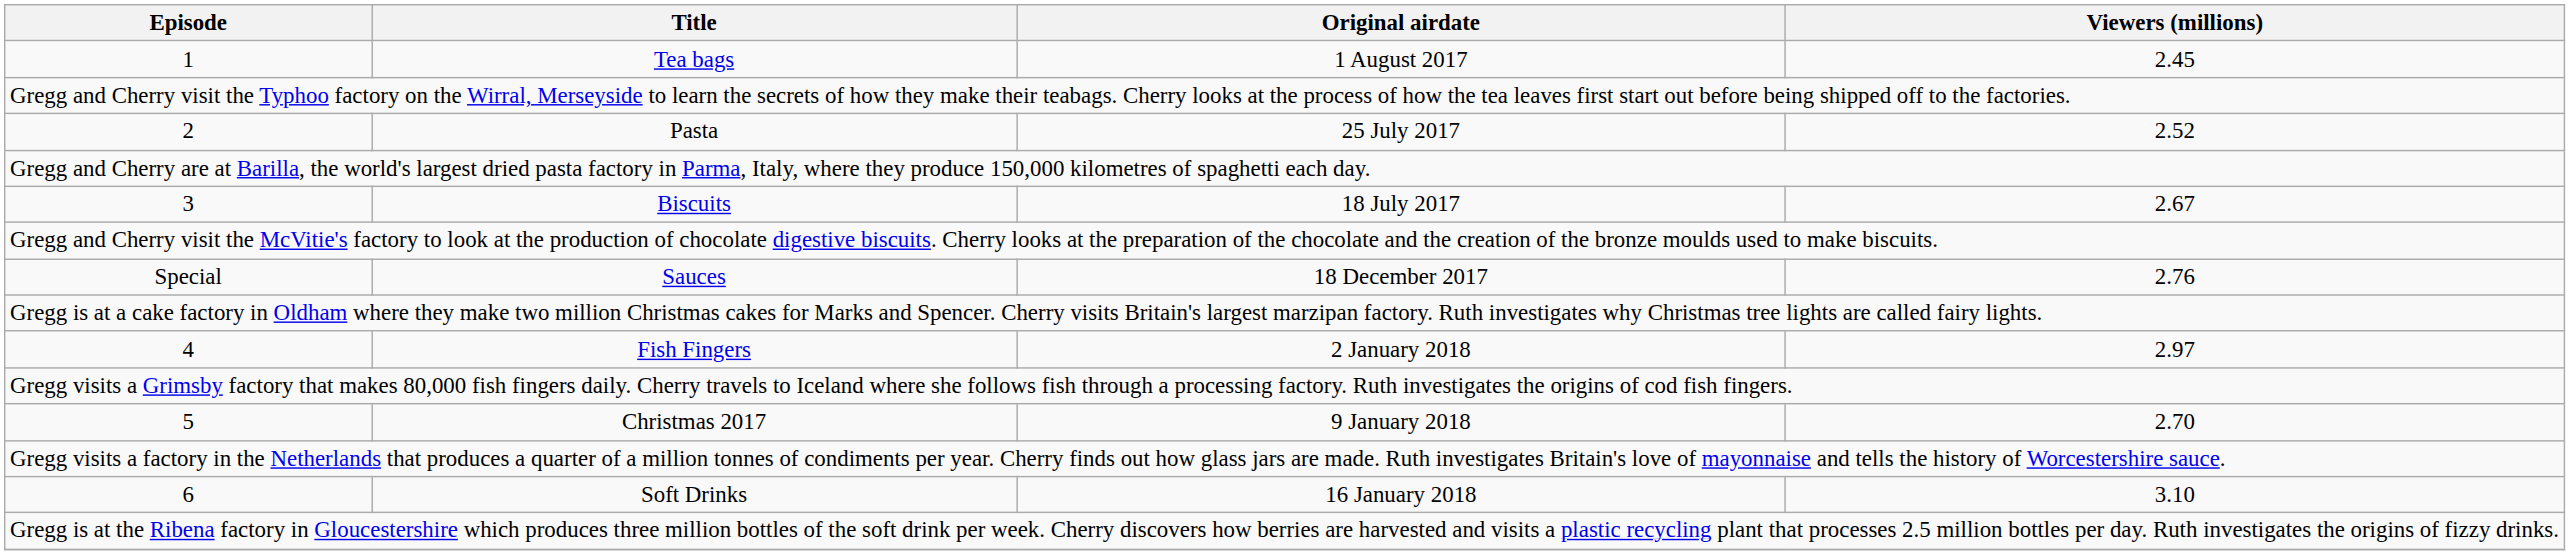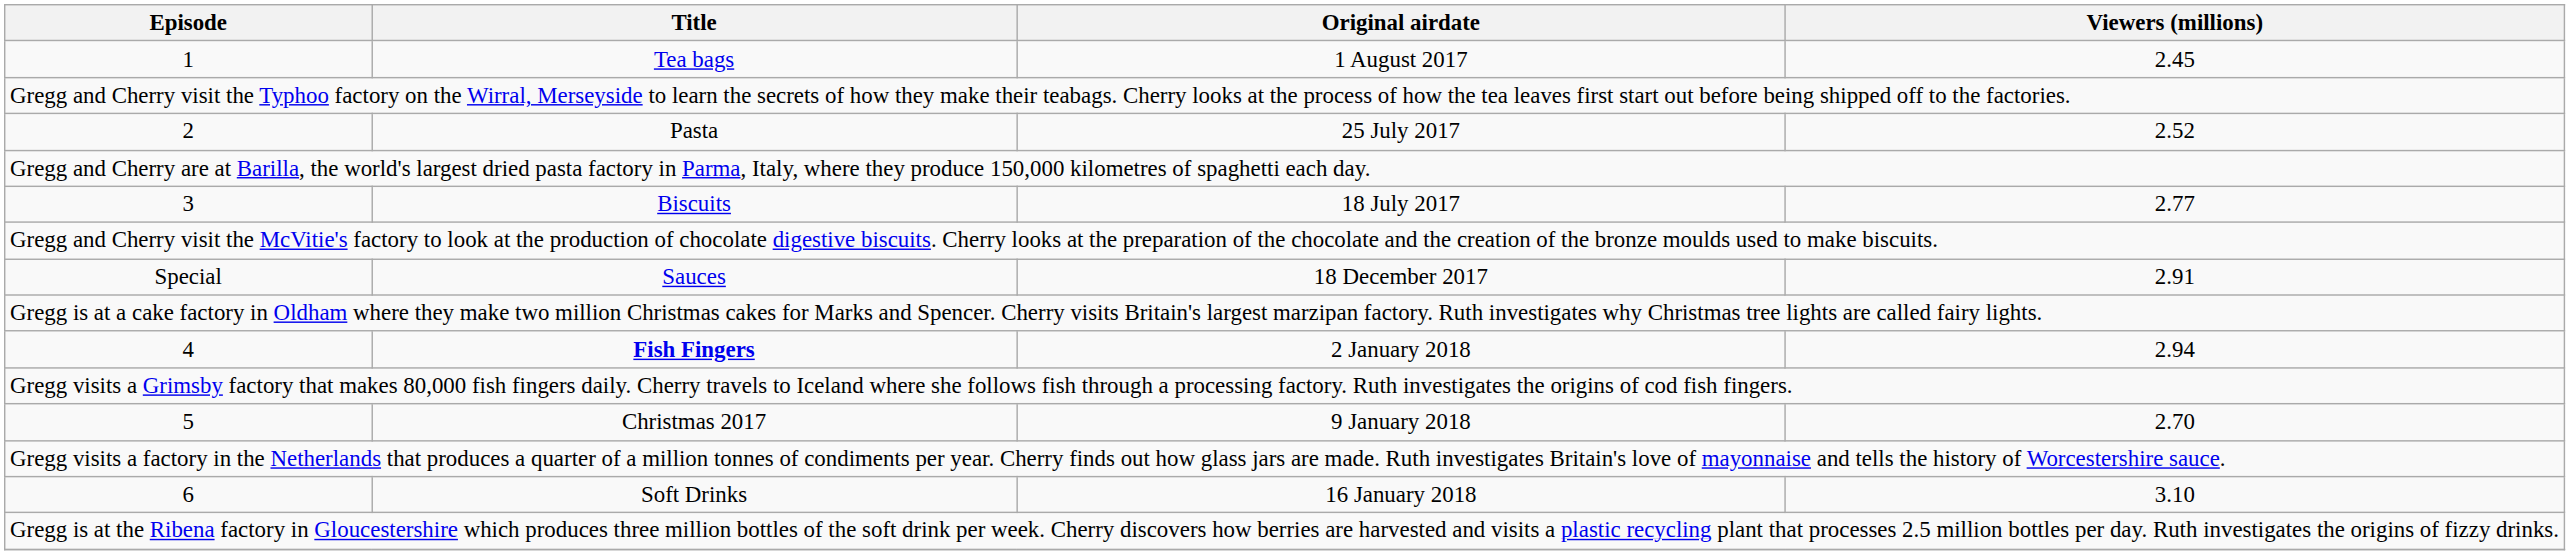(2175, 204) 2.67 -> (2175, 204) 2.77
(2175, 276) 2.76 -> (2175, 276) 2.91
(694, 349) normal -> (694, 349) bold
(2175, 349) 2.97 -> (2175, 349) 2.94
